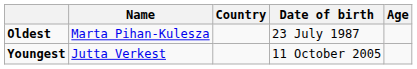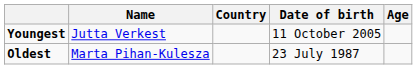rows swapped: (36, 54) <-> (29, 34)
